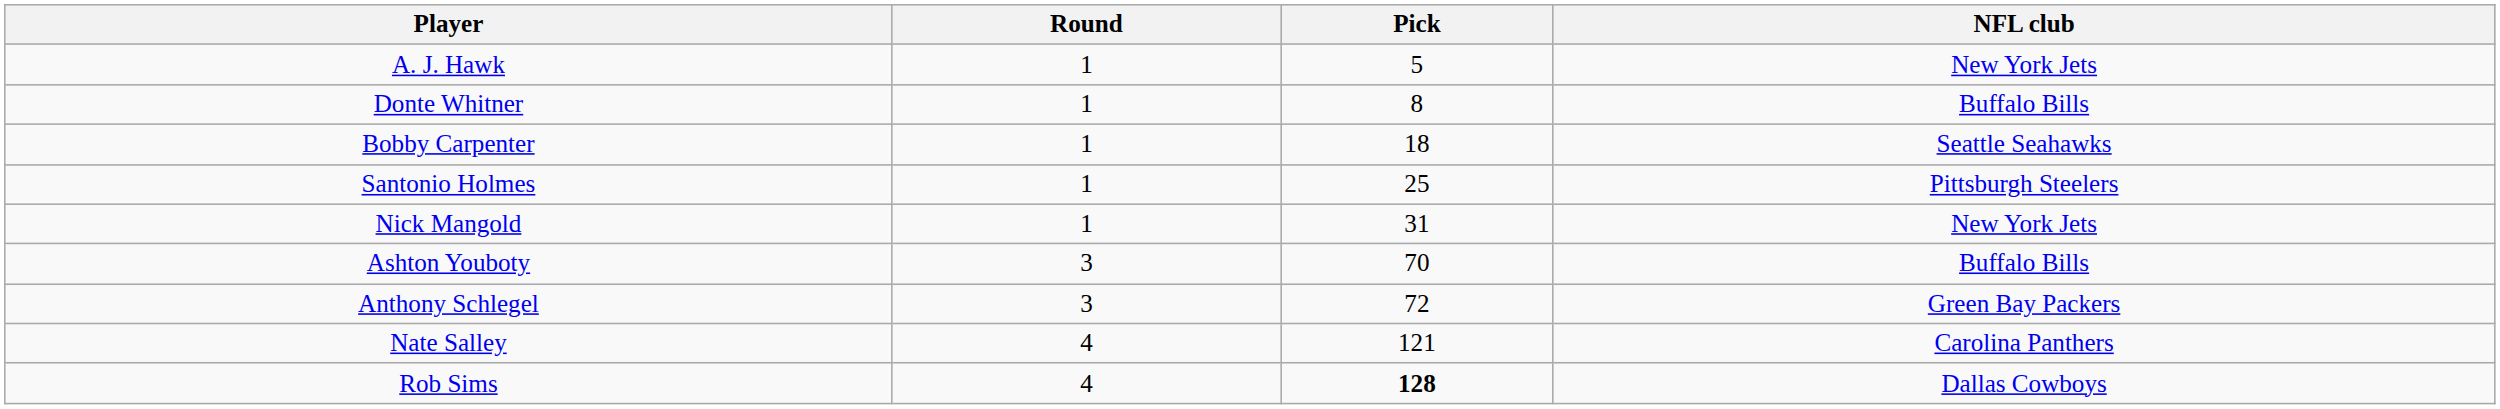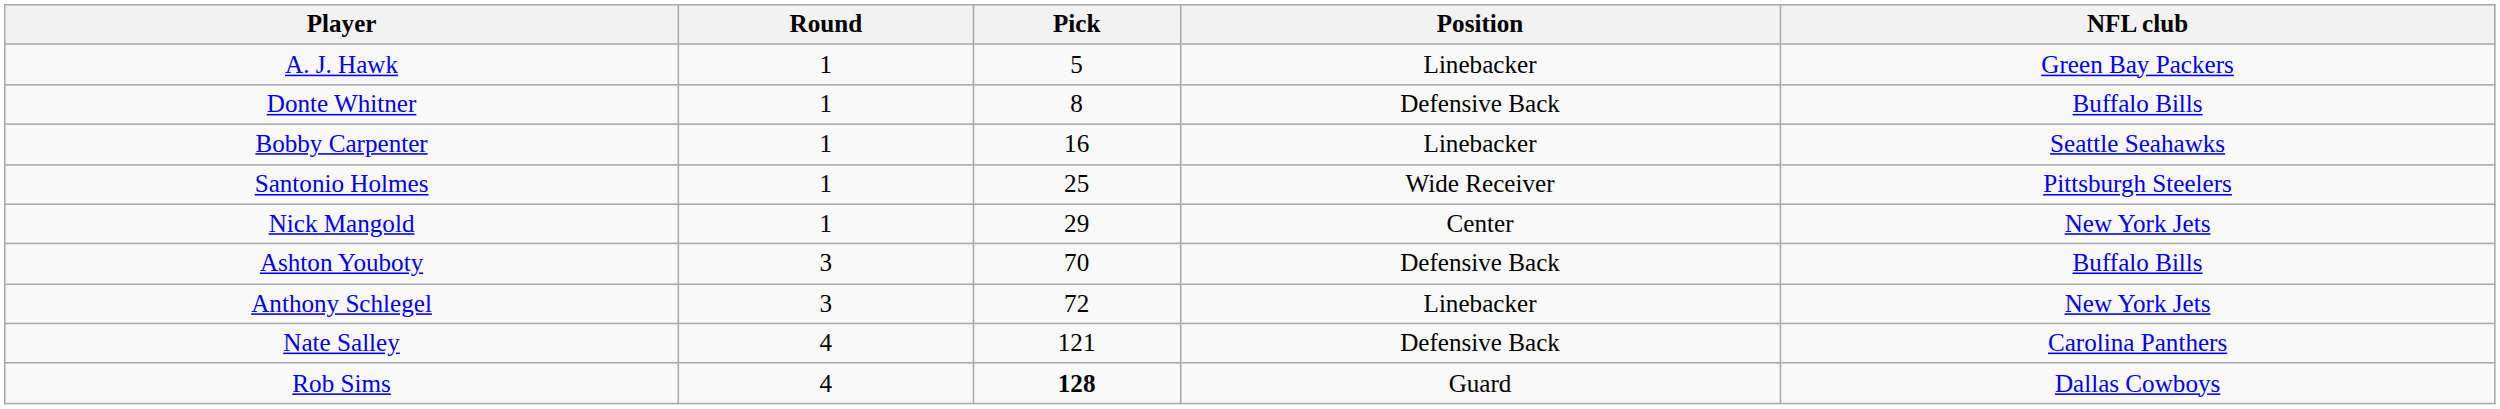+ column: (1480, 24)
(2024, 64) New York Jets -> (2138, 64) Green Bay Packers
(1417, 143) 18 -> (1077, 143) 16
(1417, 223) 31 -> (1077, 223) 29
(2024, 303) Green Bay Packers -> (2138, 303) New York Jets
